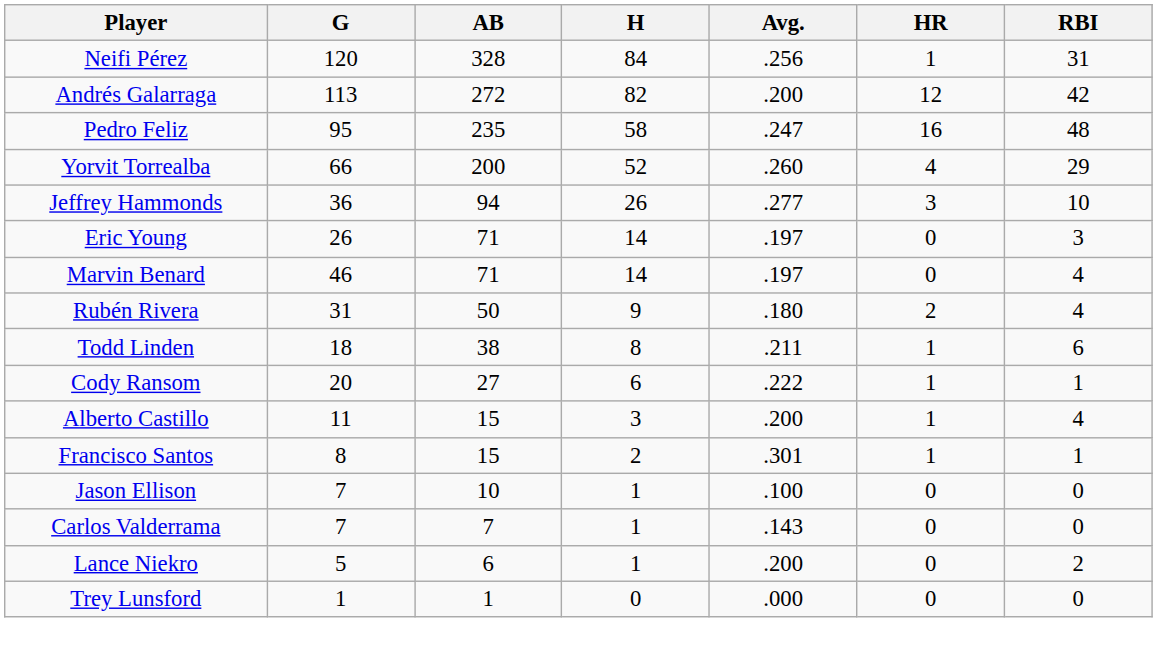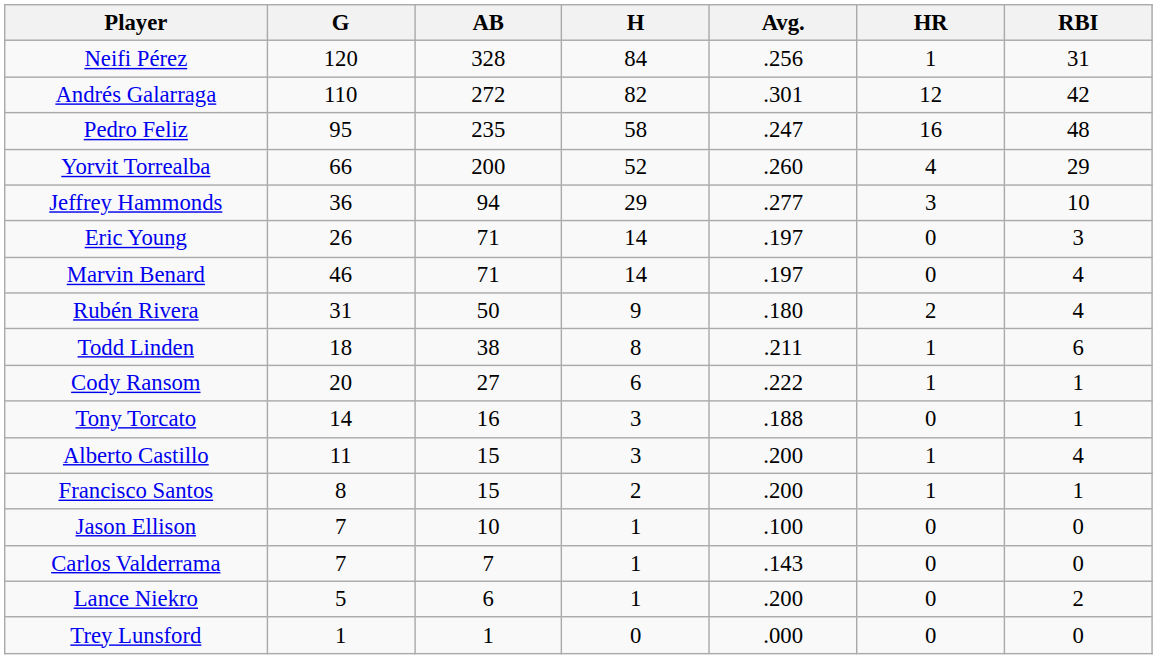(341, 94) 113 -> (341, 94) 110
(783, 94) .200 -> (783, 94) .301
(636, 202) 26 -> (636, 202) 29
+ row: (136, 418)
(783, 454) .301 -> (783, 490) .200
